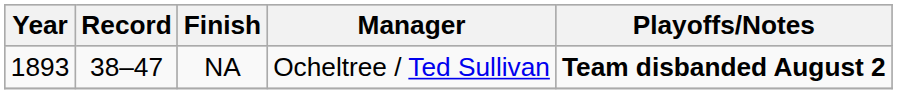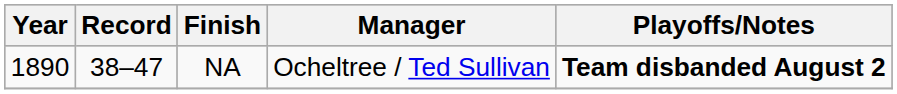(40, 66) 1893 -> (40, 66) 1890
